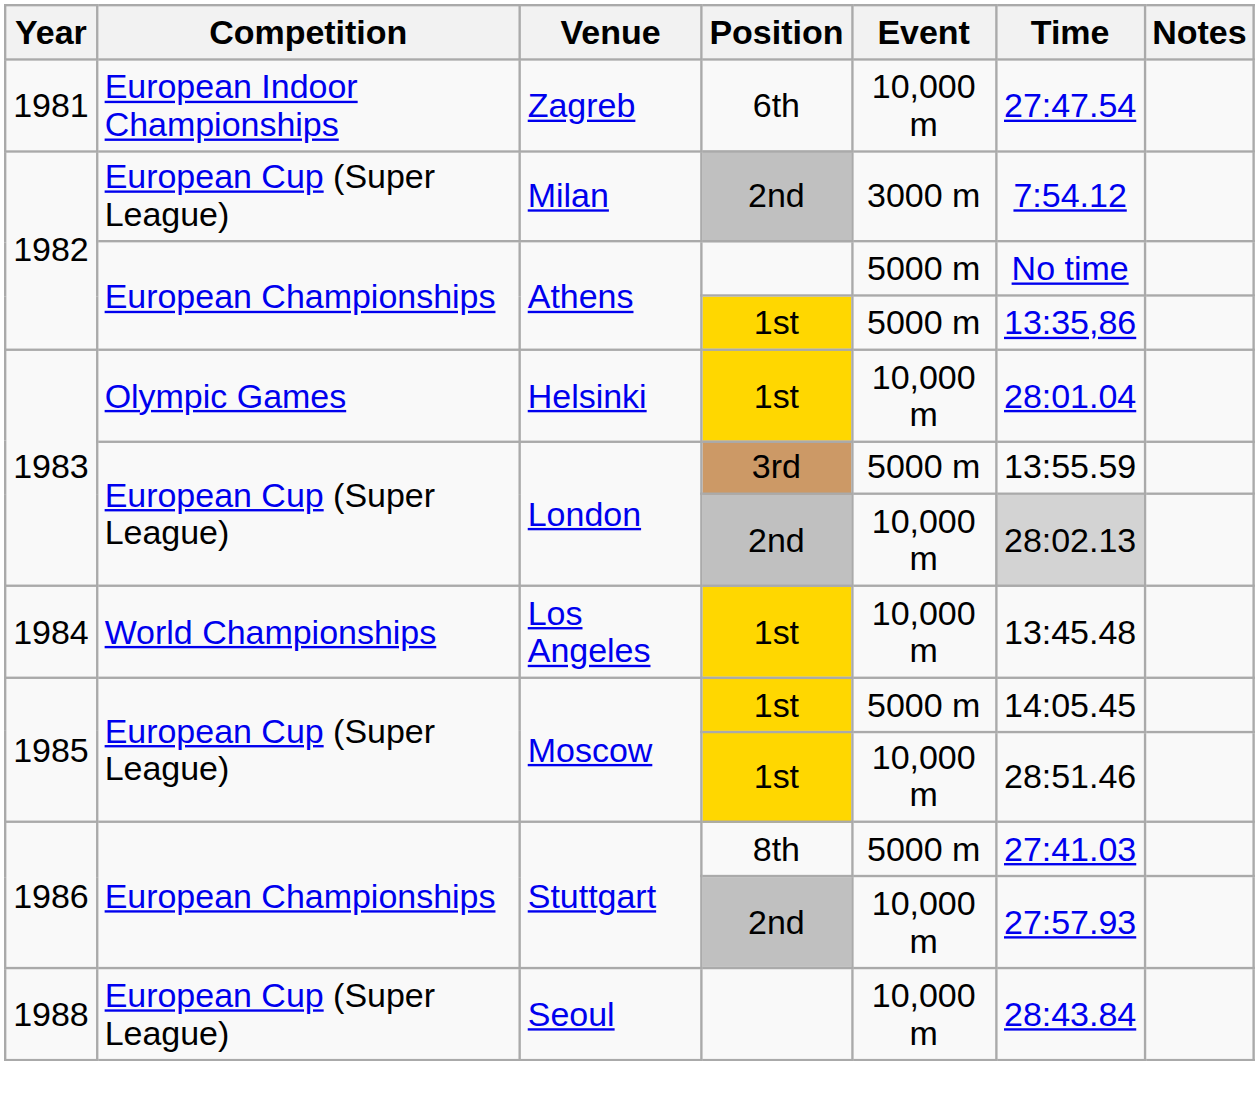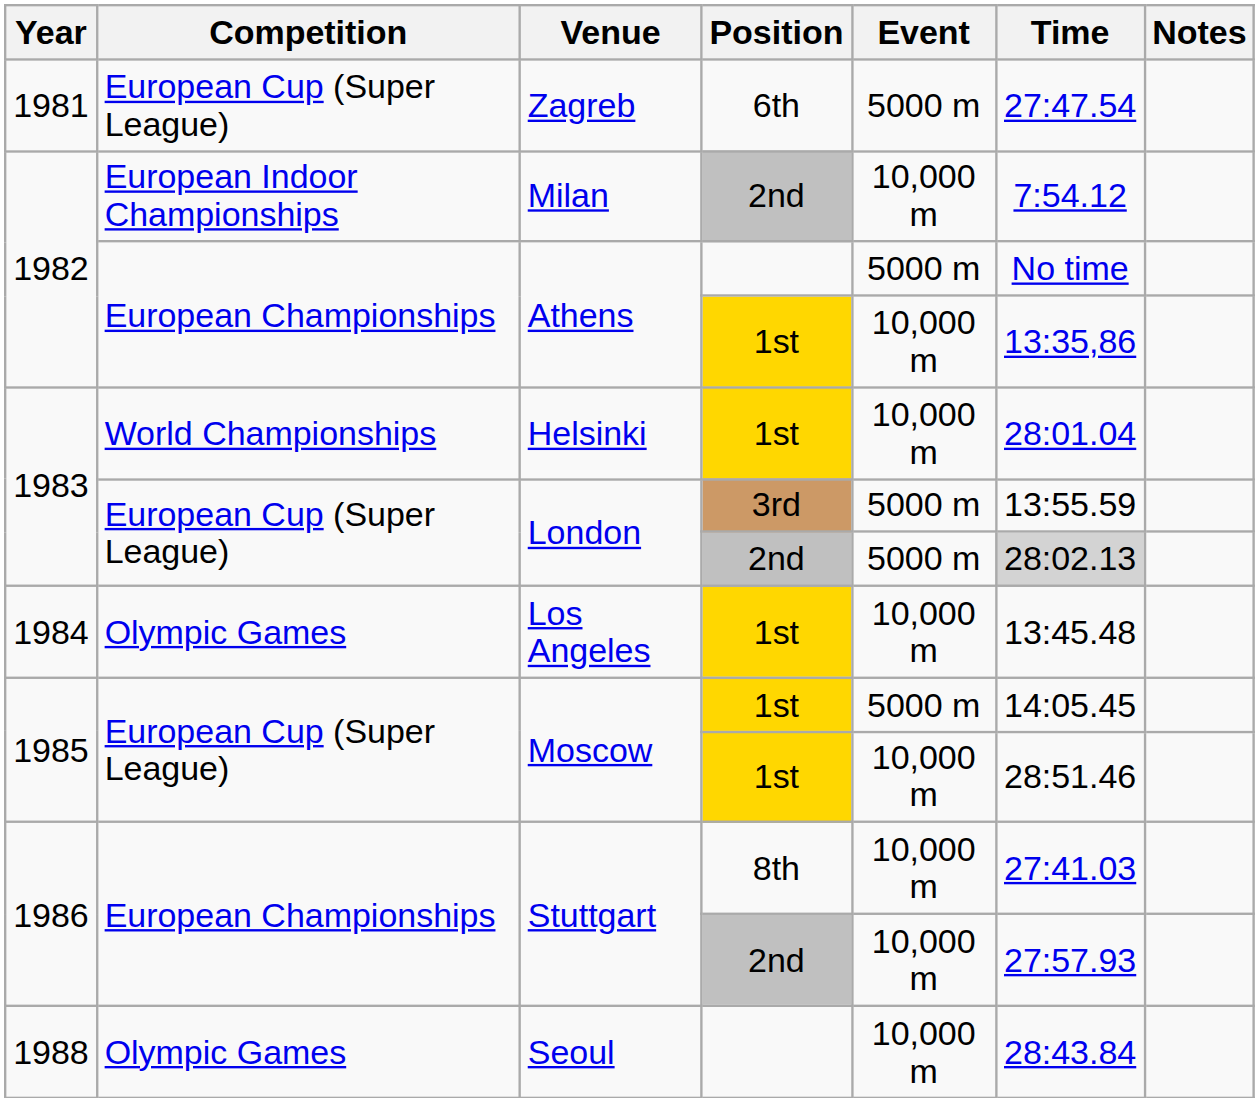(231, 105) European Indoor Championships -> (270, 105) European Cup (Super League)
(924, 105) 10,000 m -> (924, 105) 5000 m
(270, 196) European Cup (Super League) -> (231, 196) European Indoor Championships
(924, 196) 3000 m -> (924, 196) 10,000 m
(924, 323) 5000 m -> (924, 342) 10,000 m
(225, 395) Olympic Games -> (270, 433) World Championships
(924, 540) 10,000 m -> (924, 559) 5000 m
(270, 632) World Championships -> (225, 632) Olympic Games
(924, 850) 5000 m -> (924, 868) 10,000 m
(270, 1014) European Cup (Super League) -> (225, 1051) Olympic Games
